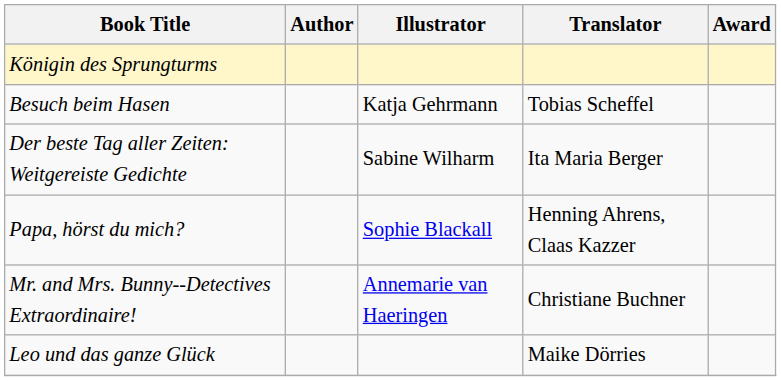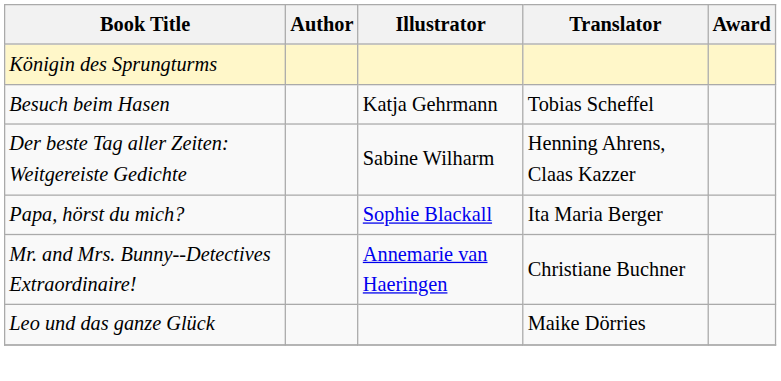(595, 159) Ita Maria Berger -> (597, 159) Henning Ahrens, Claas Kazzer
(597, 229) Henning Ahrens, Claas Kazzer -> (595, 214) Ita Maria Berger
